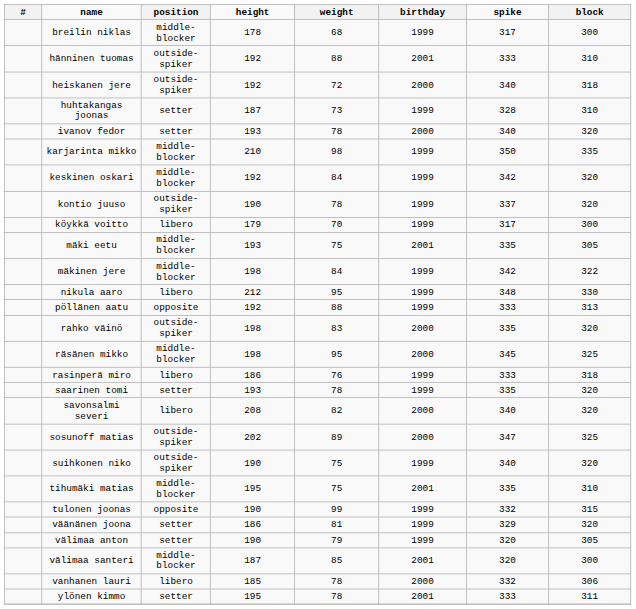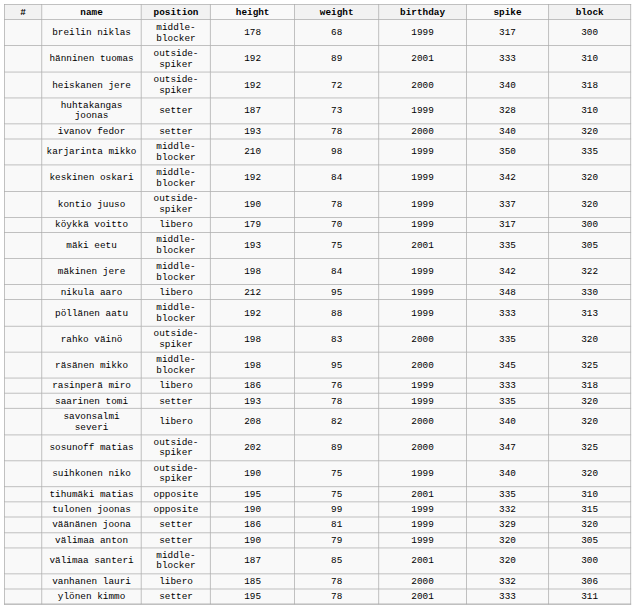(337, 59) 88 -> (337, 59) 89
(176, 308) opposite -> (176, 313) middle-blocker
(176, 489) middle-blocker -> (176, 494) opposite
